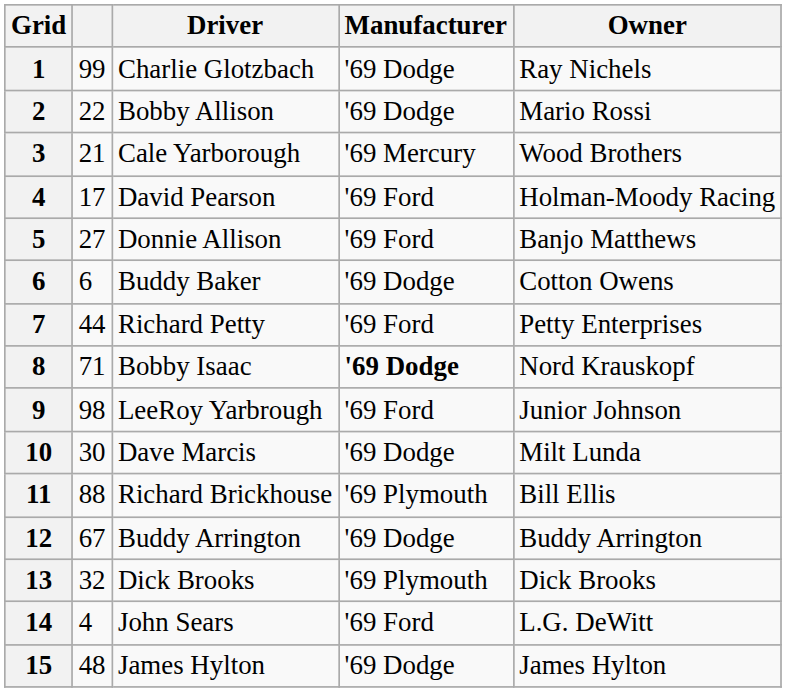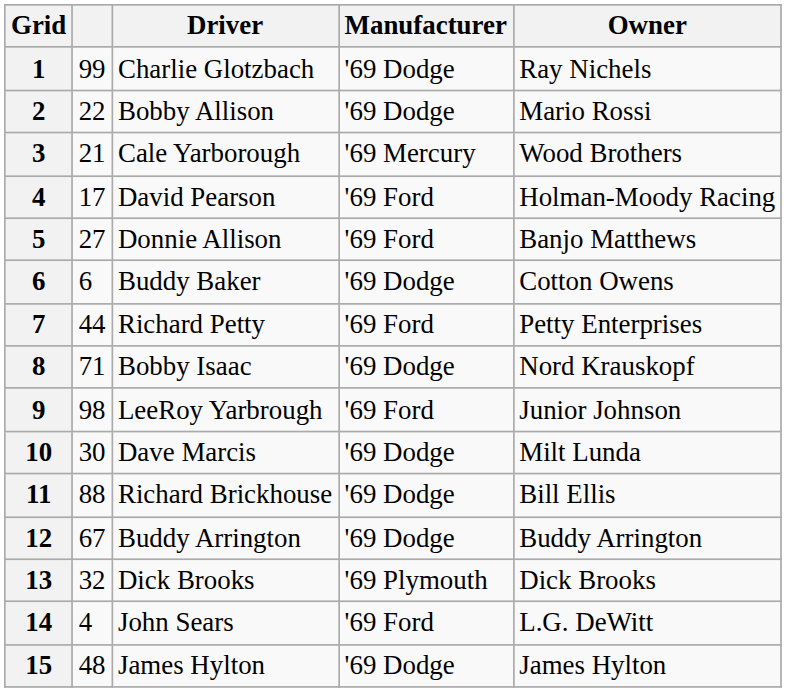(402, 366) bold -> (400, 366) normal
(416, 494) '69 Plymouth -> (400, 494) '69 Dodge
